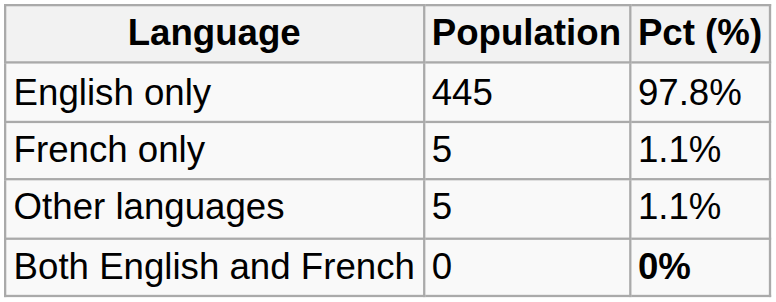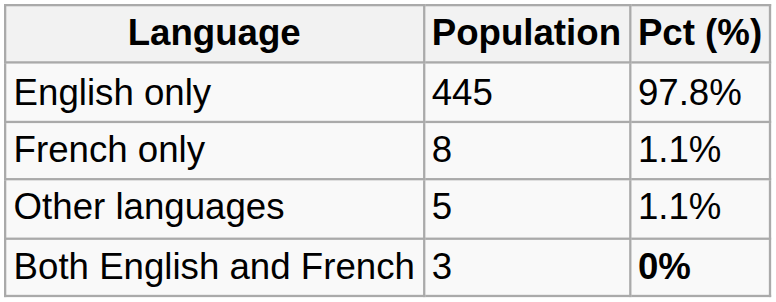(442, 149) 5 -> (442, 149) 8
(442, 265) 0 -> (442, 265) 3
